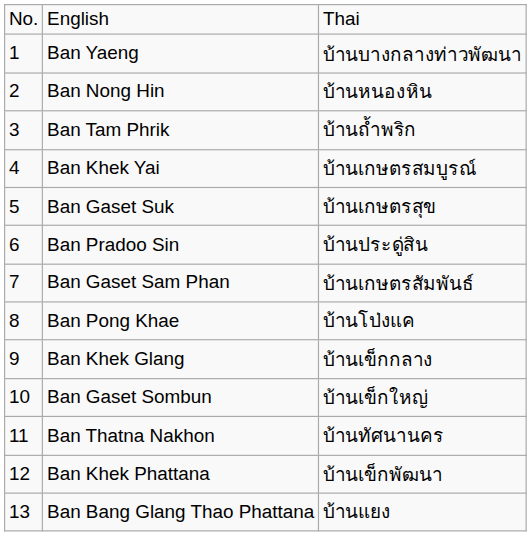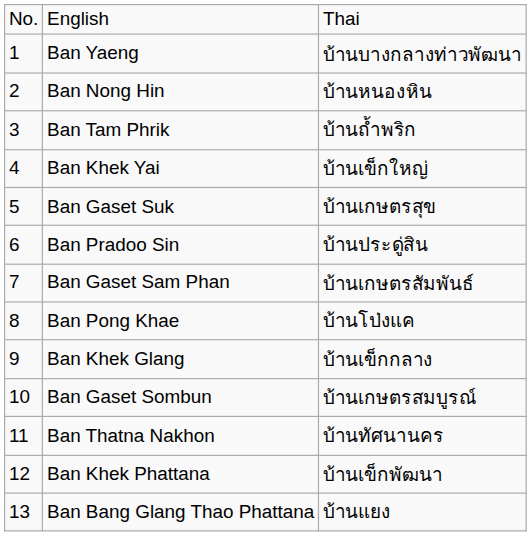(400, 168) บ้านเกษตรสมบูรณ์ -> (376, 168) บ้านเข็กใหญ่
(376, 397) บ้านเข็กใหญ่ -> (400, 397) บ้านเกษตรสมบูรณ์
